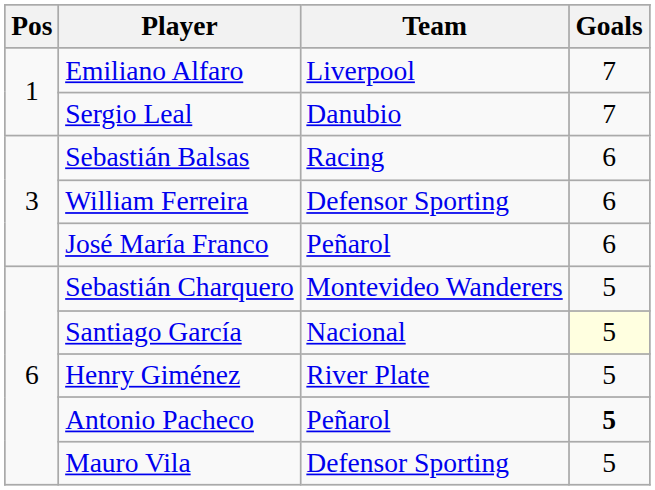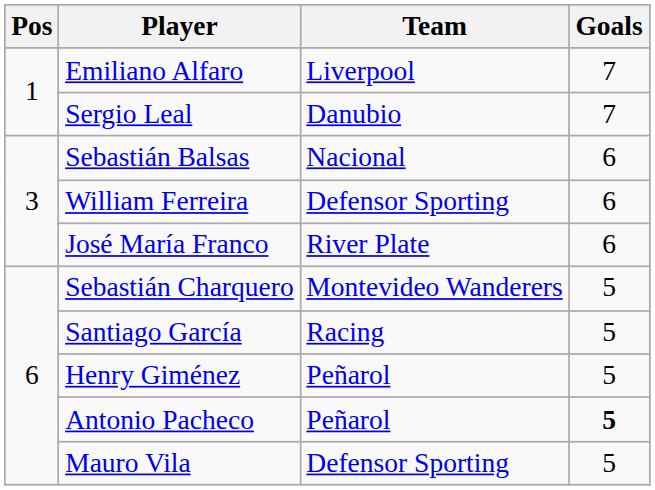(345, 157) Racing -> (356, 157) Nacional
(348, 244) Peñarol -> (368, 244) River Plate
(356, 331) Nacional -> (345, 331) Racing
(609, 331) lightyellow background -> (609, 331) no background
(368, 375) River Plate -> (348, 375) Peñarol
